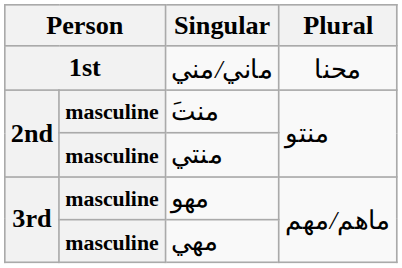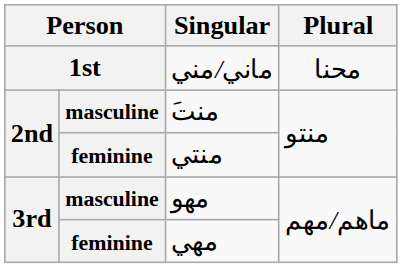(112, 155) masculine -> (112, 155) feminine
(112, 242) masculine -> (112, 242) feminine
